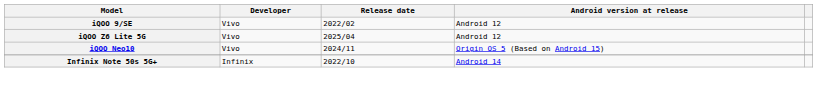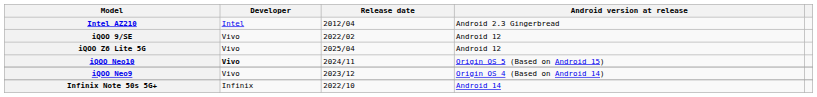+ row: (112, 23)
(231, 48) normal -> (231, 61) bold
+ row: (112, 73)
